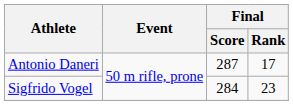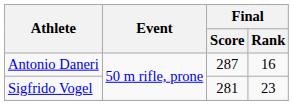(268, 64) 17 -> (268, 64) 16
(227, 88) 284 -> (227, 88) 281
